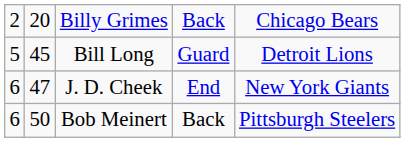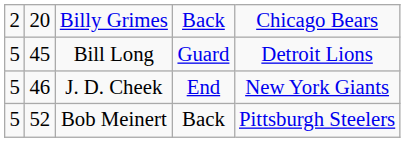(15, 86) 6 -> (15, 86) 5
(40, 86) 47 -> (40, 86) 46
(15, 119) 6 -> (15, 119) 5
(40, 119) 50 -> (40, 119) 52
